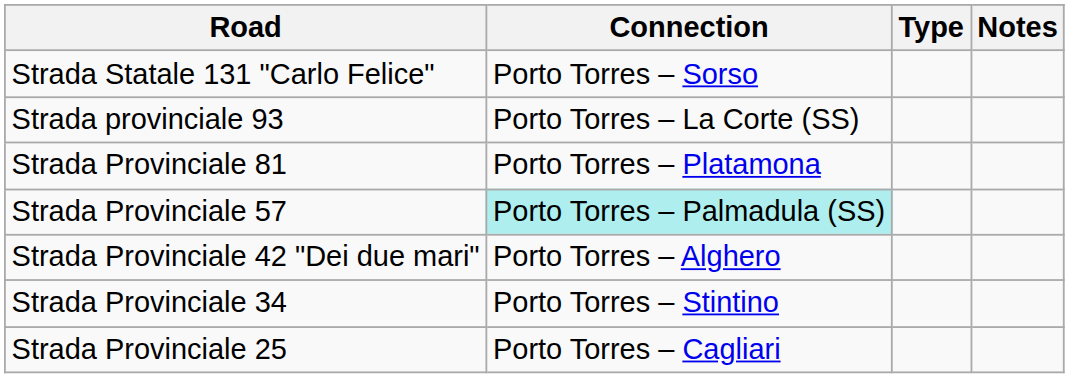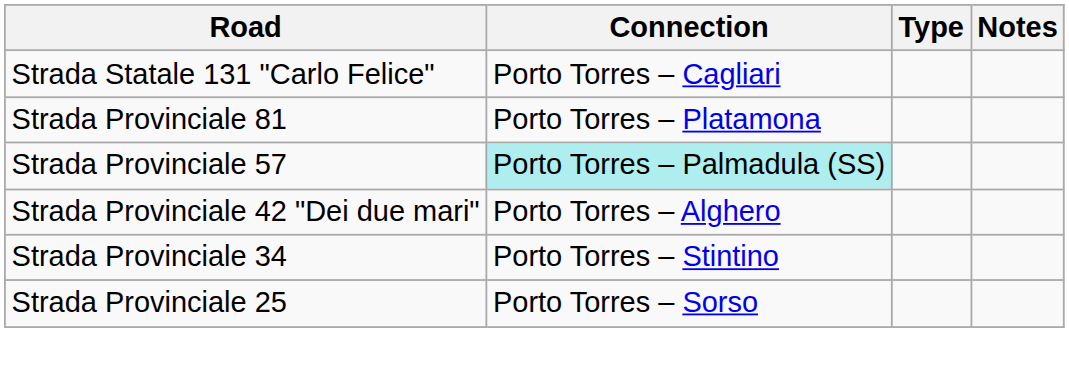(626, 73) Porto Torres – Sorso -> (637, 73) Porto Torres – Cagliari
- row: (148, 119)
(637, 348) Porto Torres – Cagliari -> (626, 303) Porto Torres – Sorso
